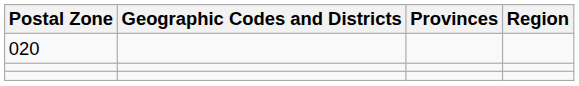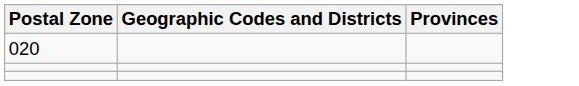- column: (538, 19)
